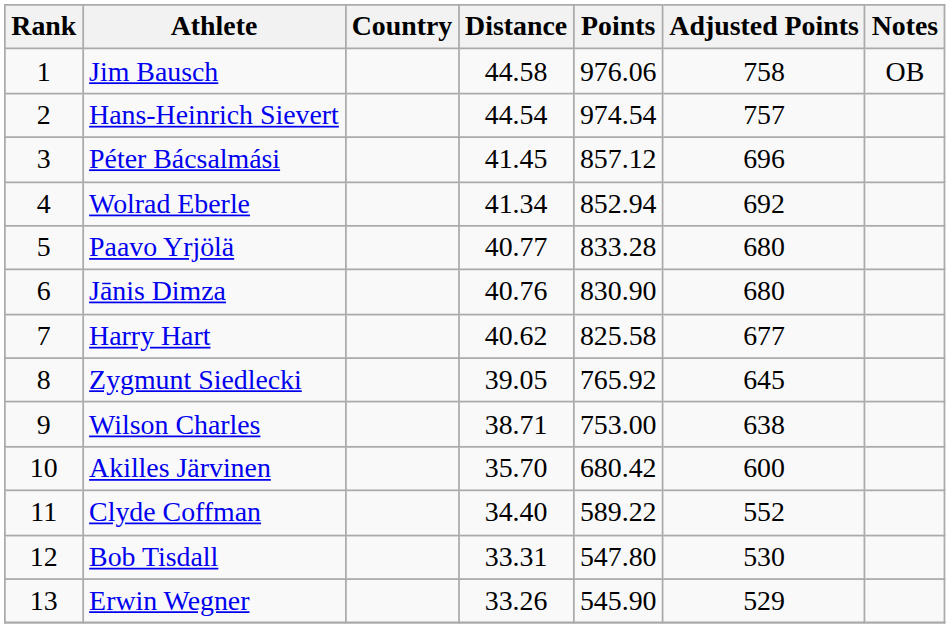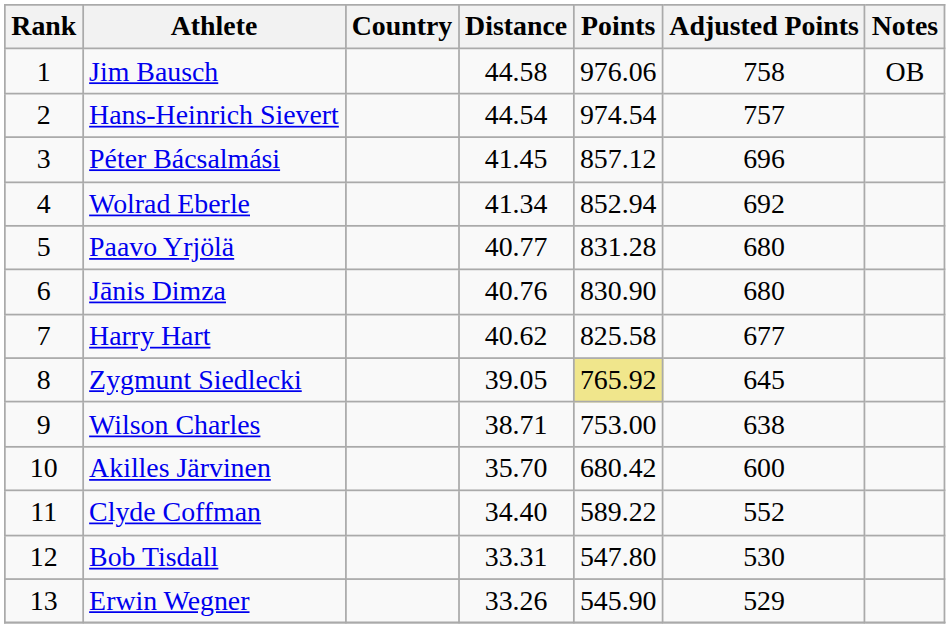(618, 247) 833.28 -> (618, 247) 831.28
(618, 379) no background -> (618, 379) khaki background
